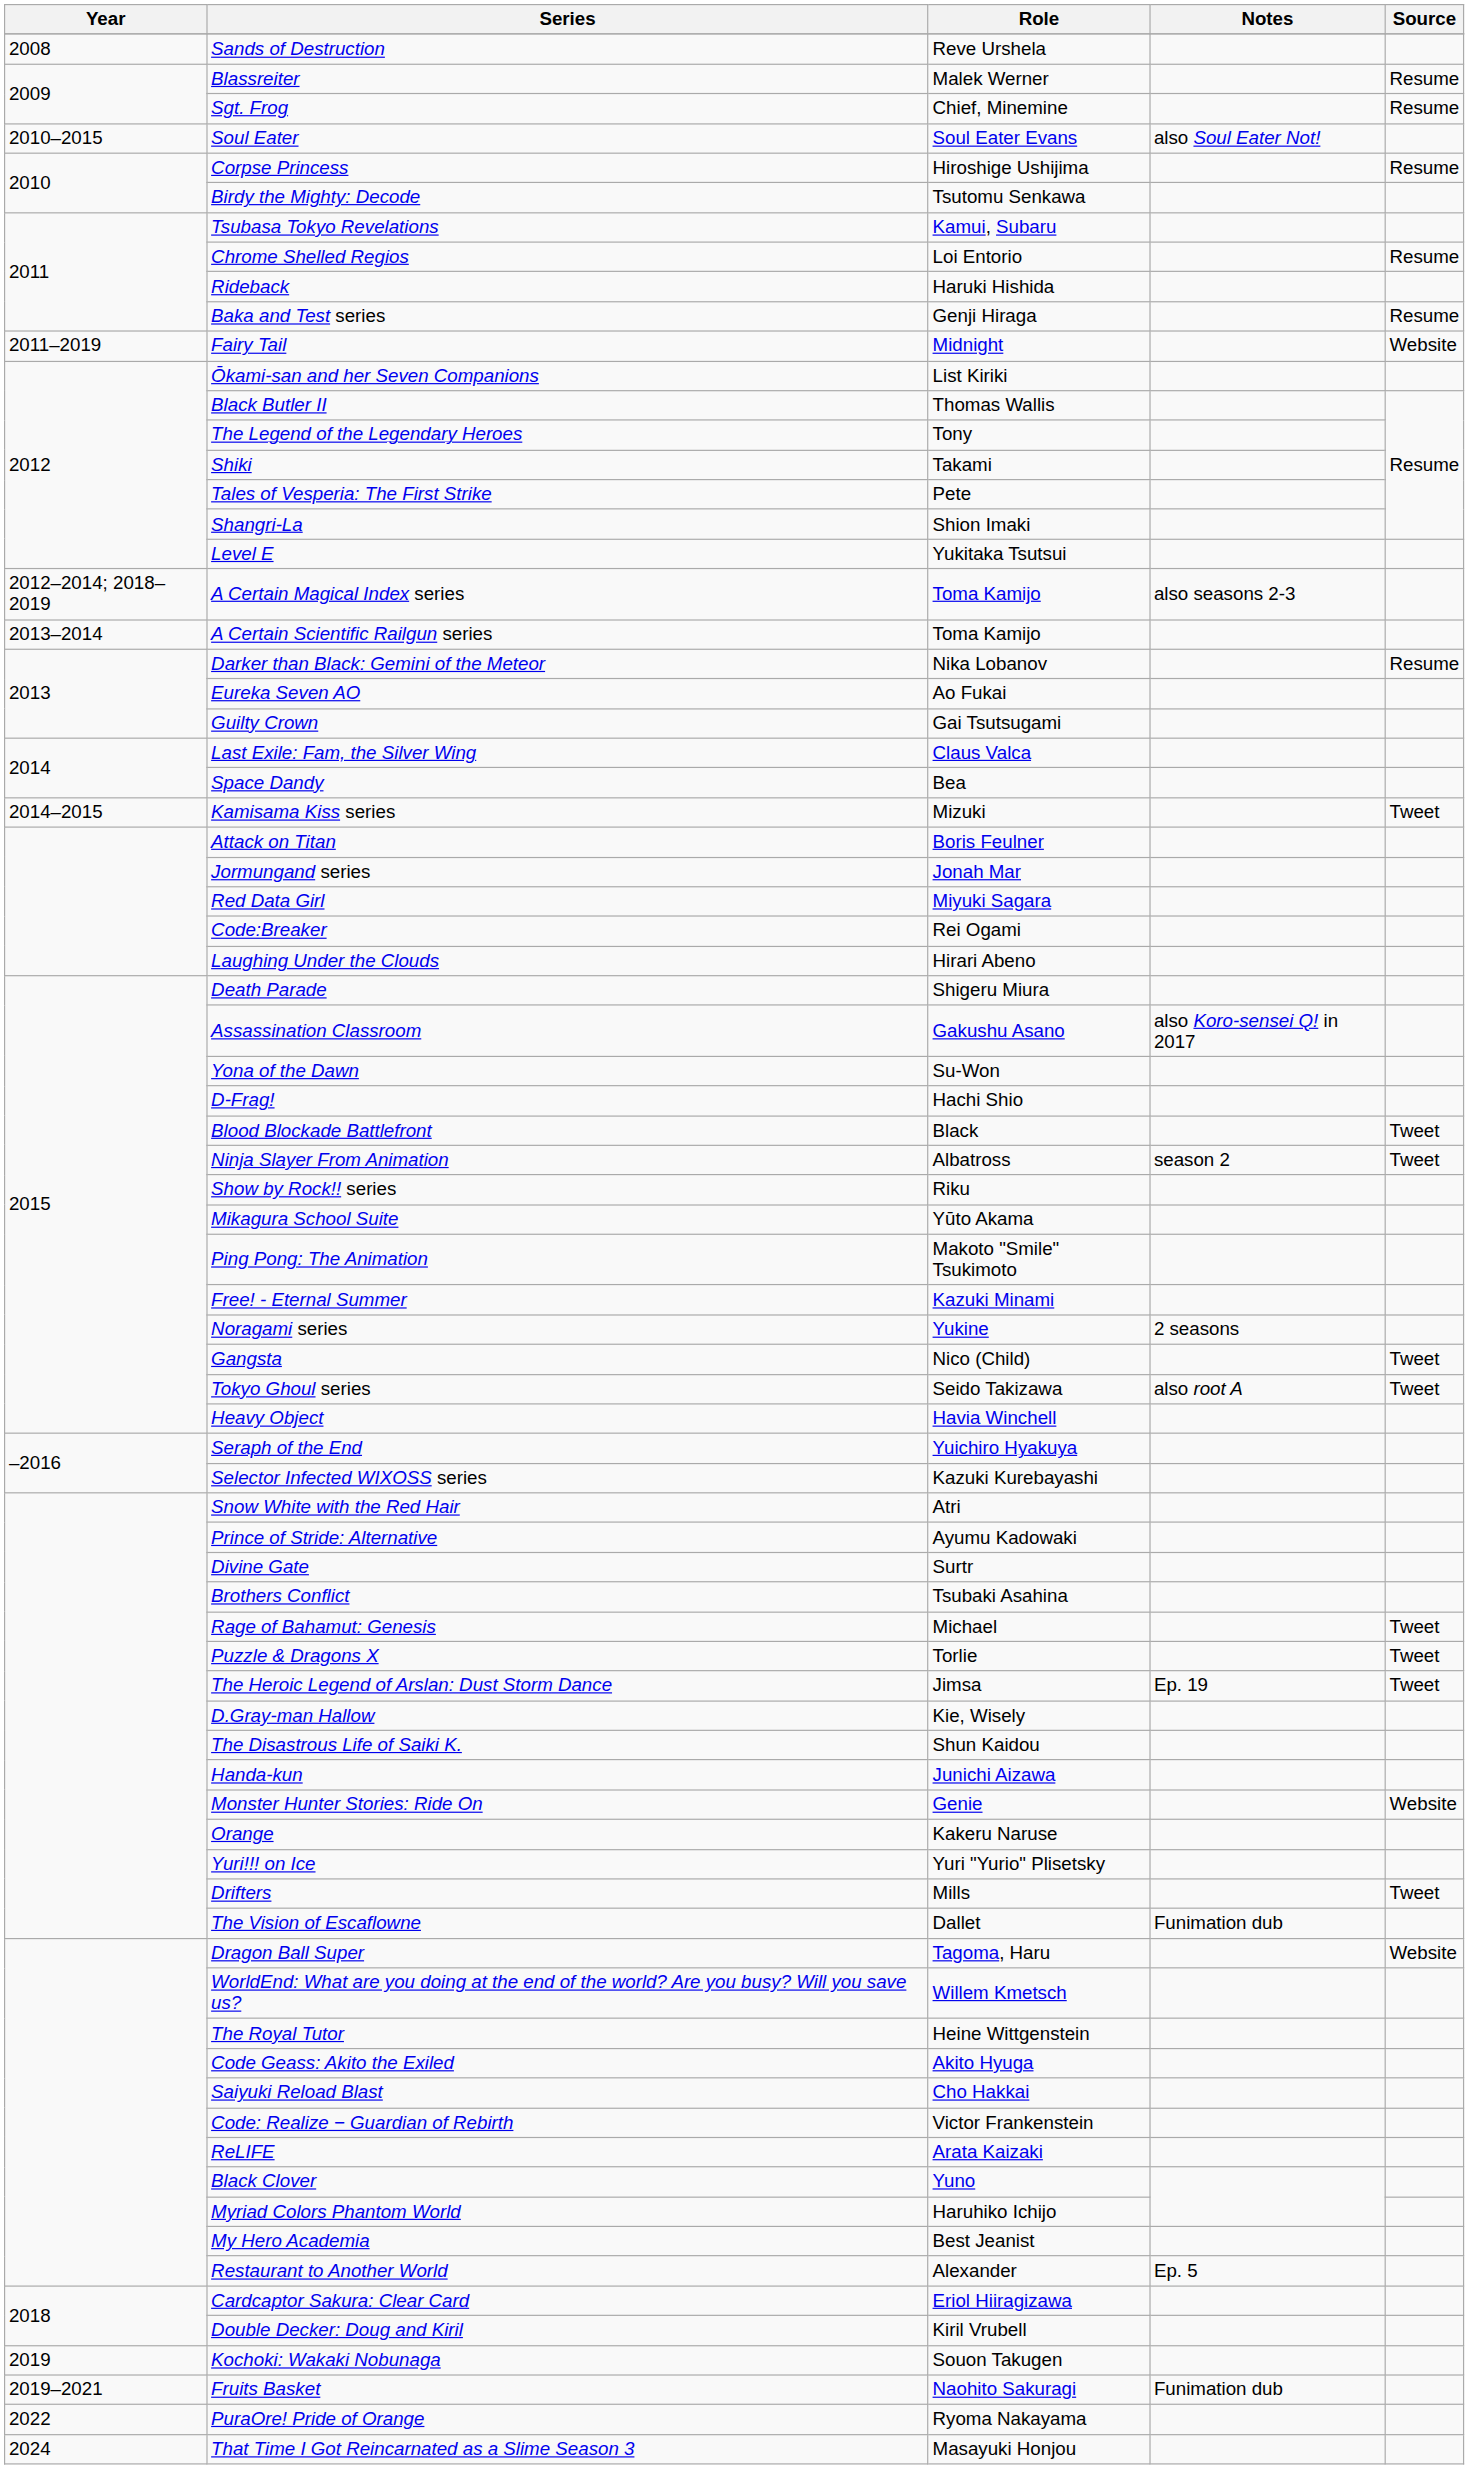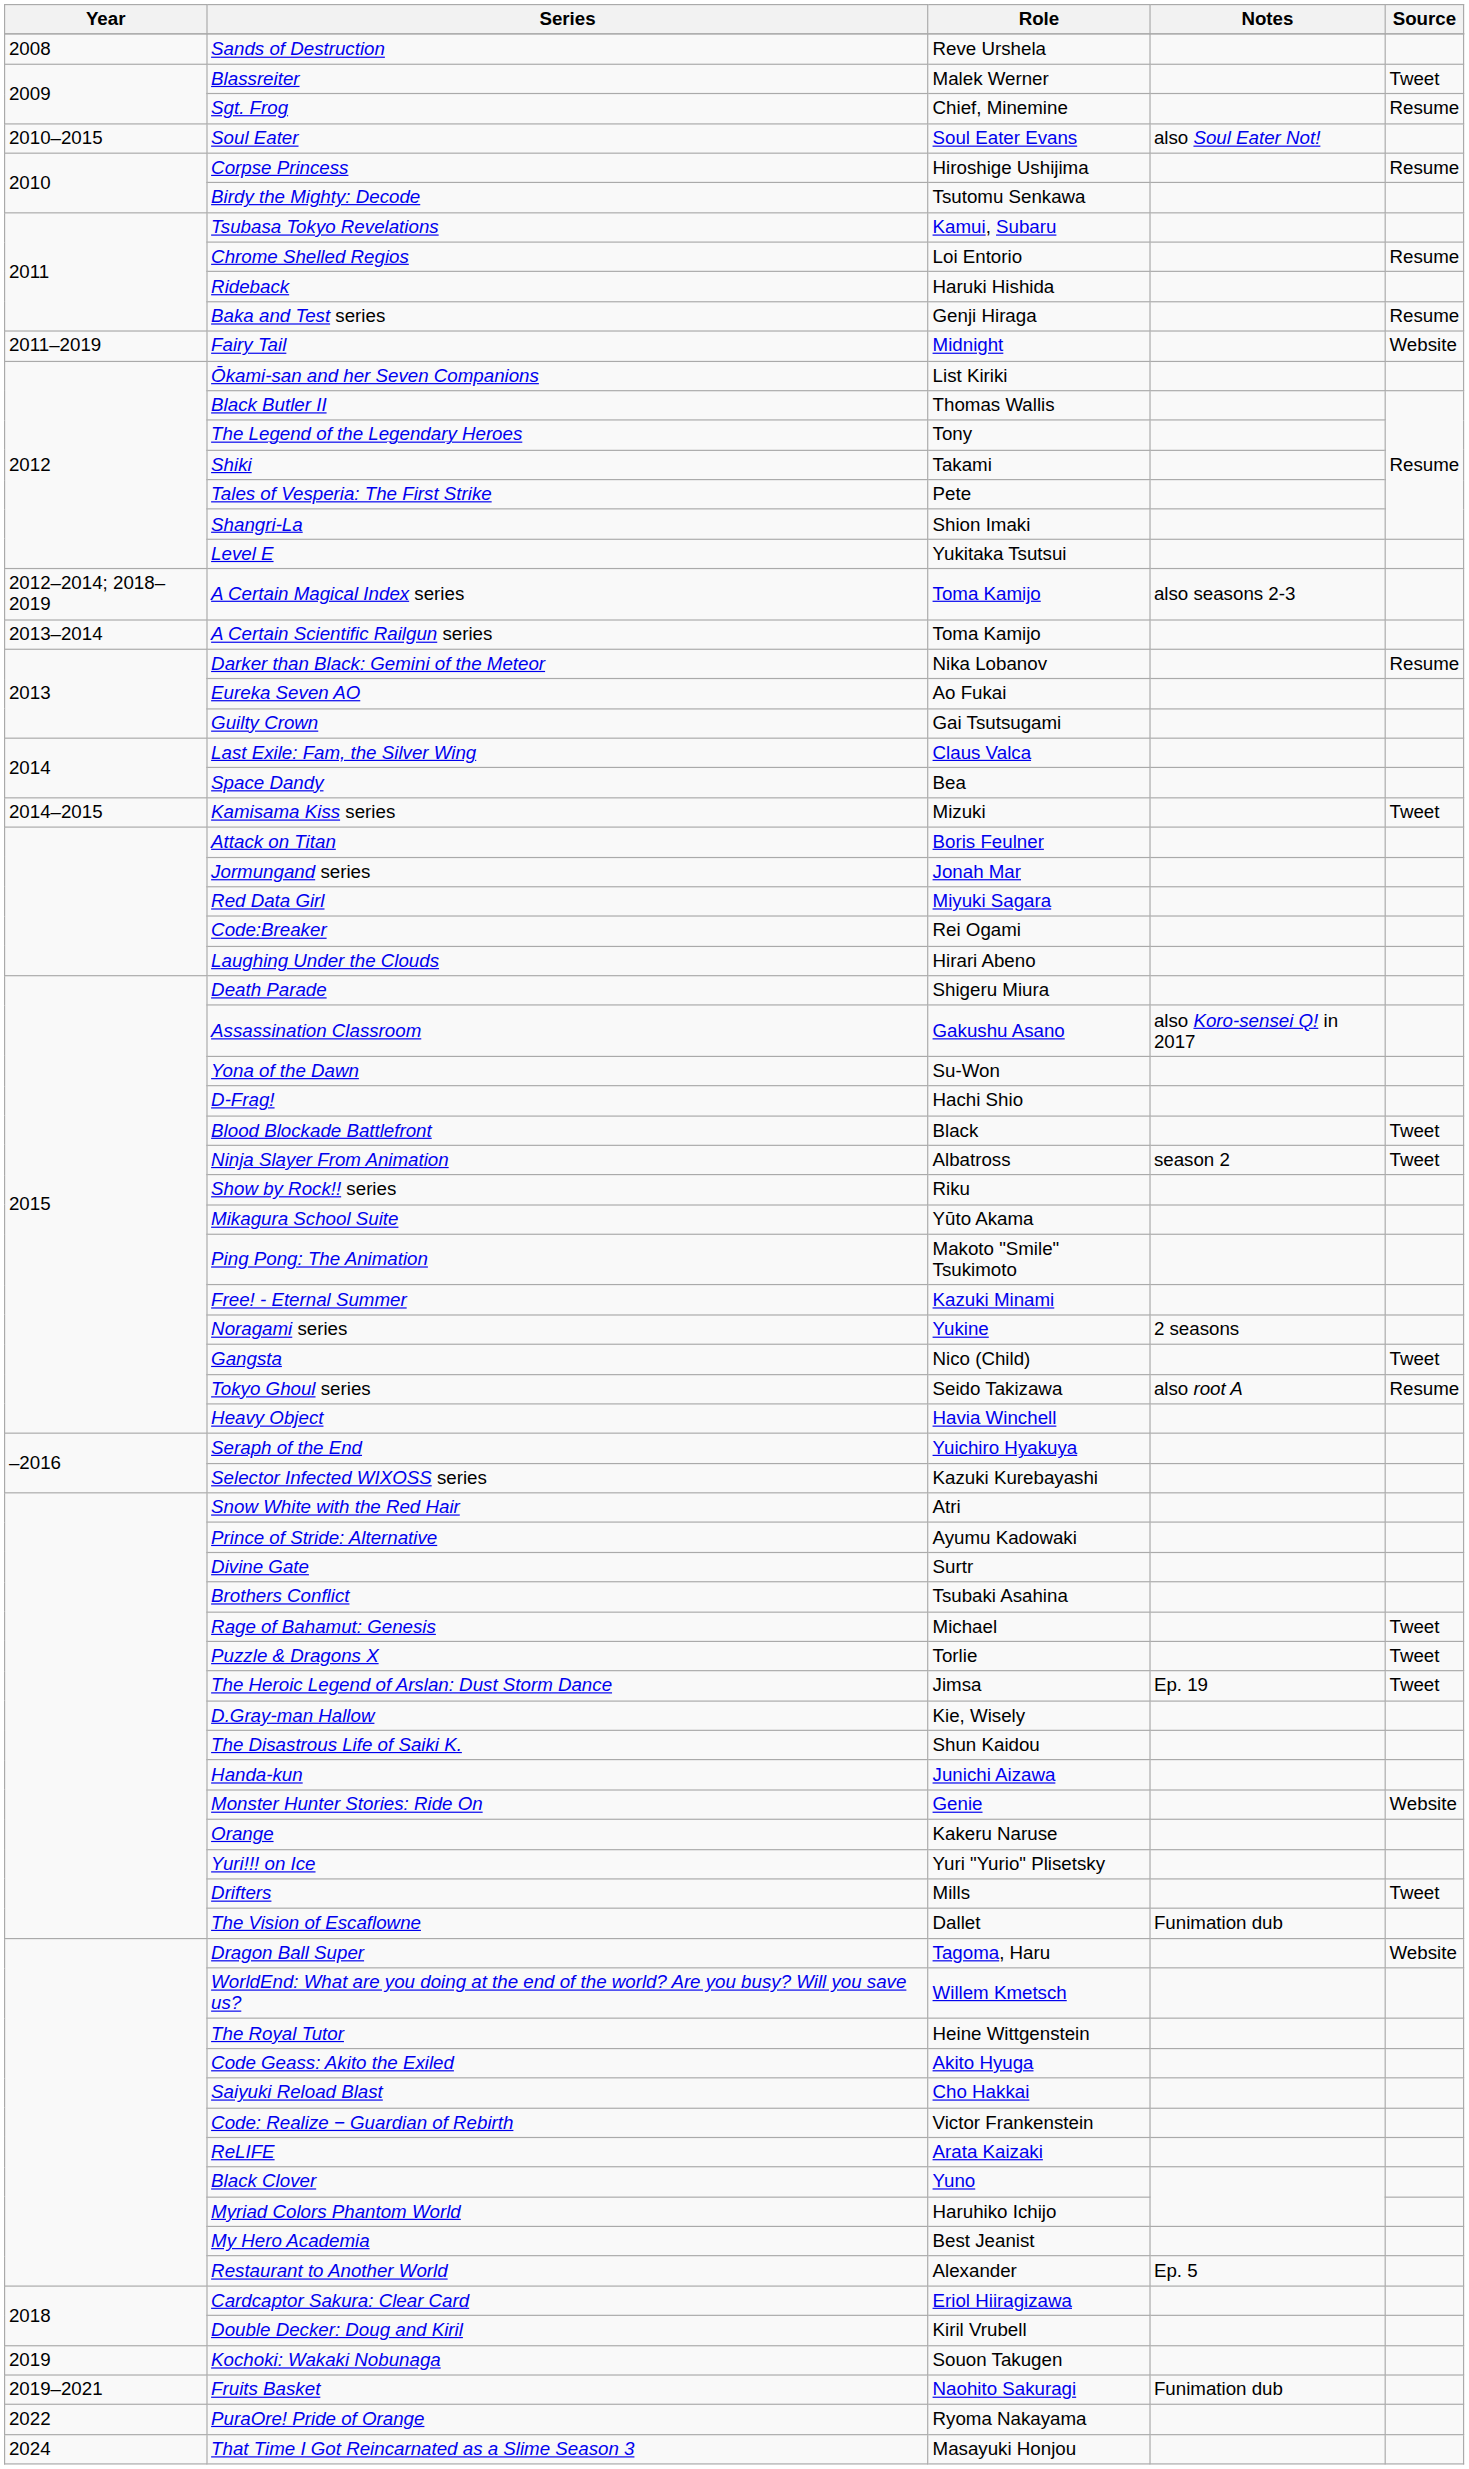(1424, 78) Resume -> (1414, 78) Tweet
(1414, 1388) Tweet -> (1424, 1388) Resume
